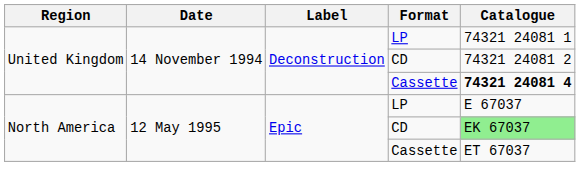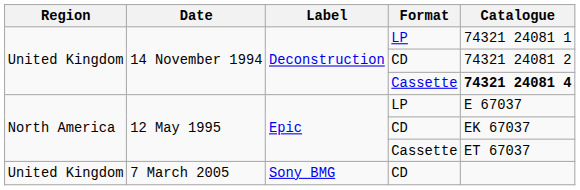(497, 128) lightgreen background -> (497, 128) no background
+ row: (180, 173)
